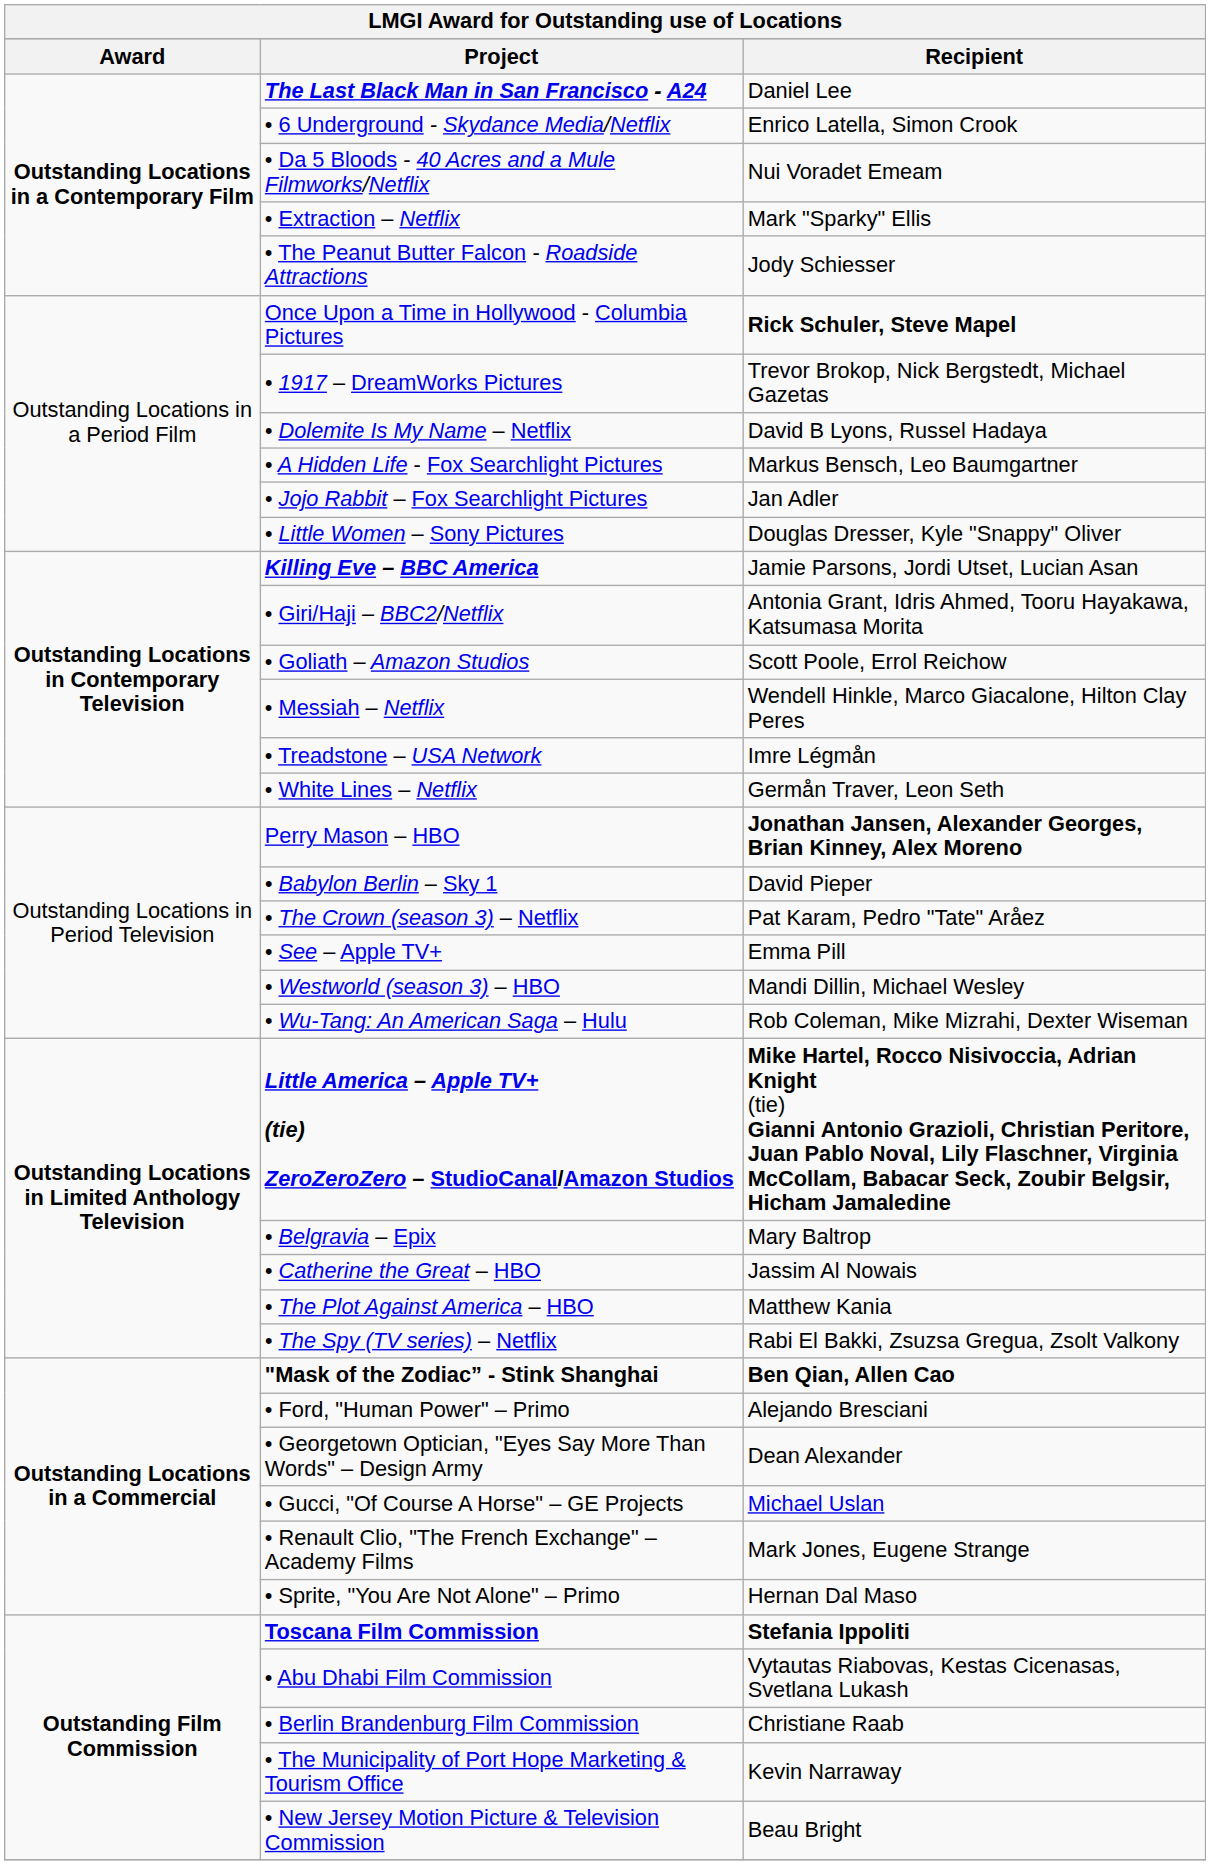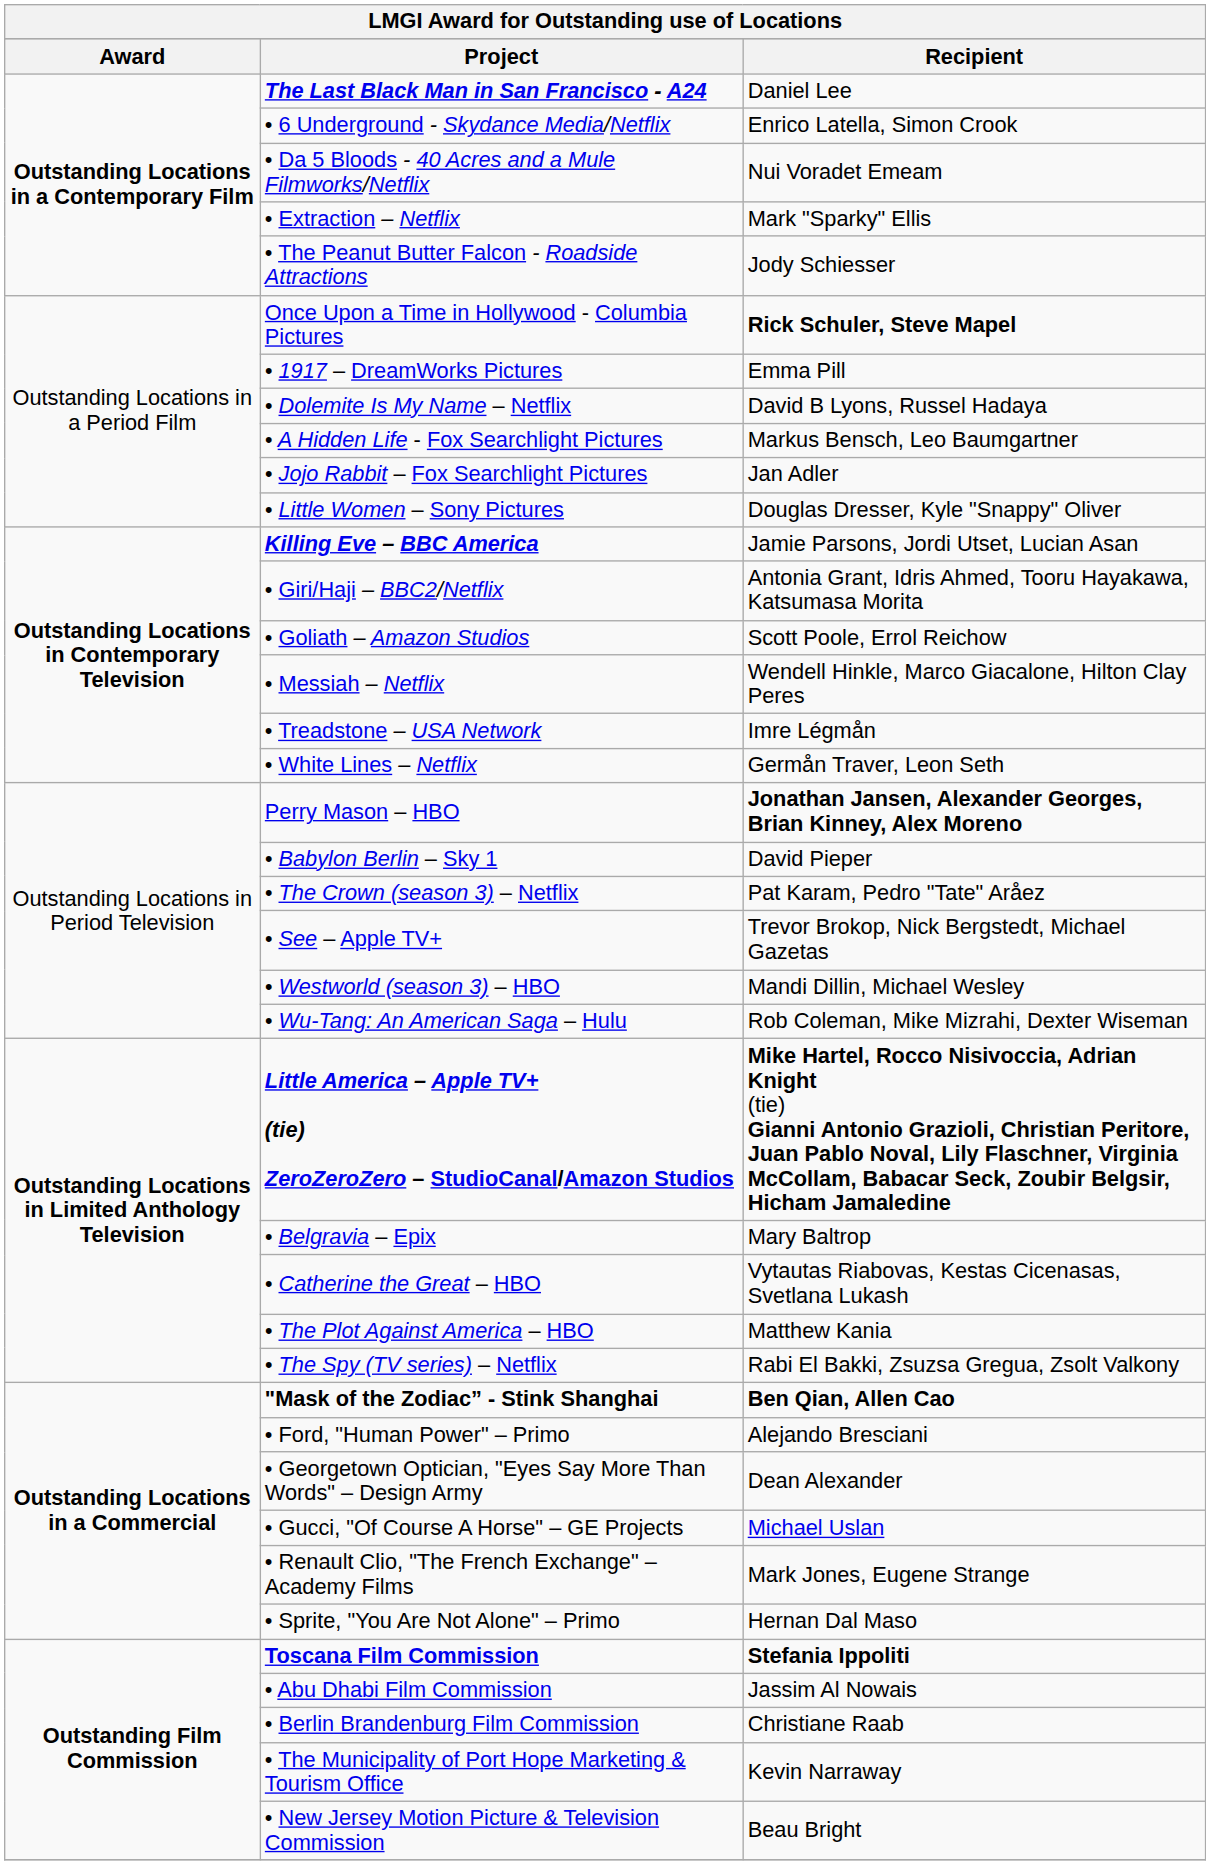(937, 383) Trevor Brokop, Nick Bergstedt, Michael Gazetas -> (797, 371) Emma Pill
(797, 952) Emma Pill -> (937, 940) Trevor Brokop, Nick Bergstedt, Michael Gazetas
(832, 1271) Jassim Al Nowais -> (934, 1284) Vytautas Riabovas, Kestas Cicenasas, Svetlana Lukash
(934, 1678) Vytautas Riabovas, Kestas Cicenasas, Svetlana Lukash -> (832, 1690) Jassim Al Nowais
